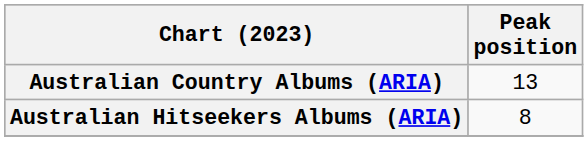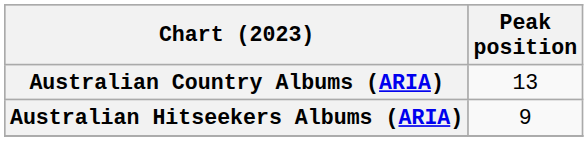(525, 118) 8 -> (525, 118) 9
